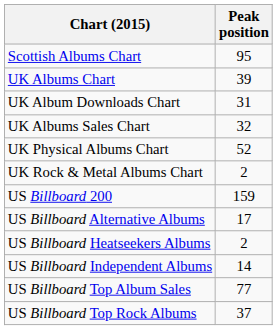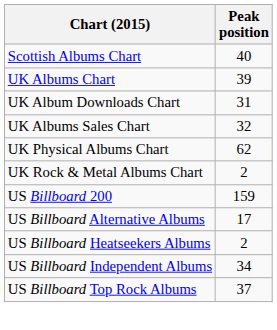(244, 56) 95 -> (244, 56) 40
(244, 149) 52 -> (244, 149) 62
(244, 266) 14 -> (244, 266) 34
- row: (99, 289)
